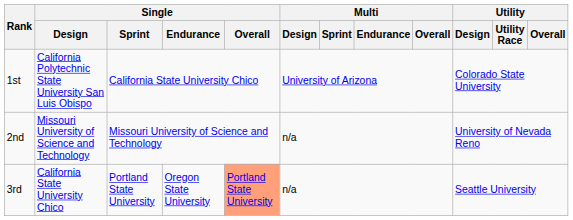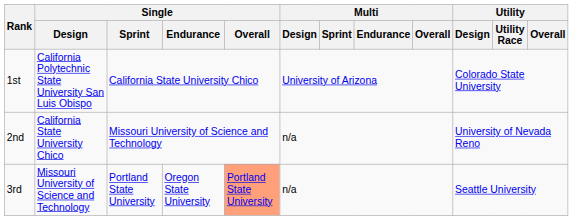(66, 138) Missouri University of Science and Technology -> (60, 138) California State University Chico
(60, 189) California State University Chico -> (66, 189) Missouri University of Science and Technology
